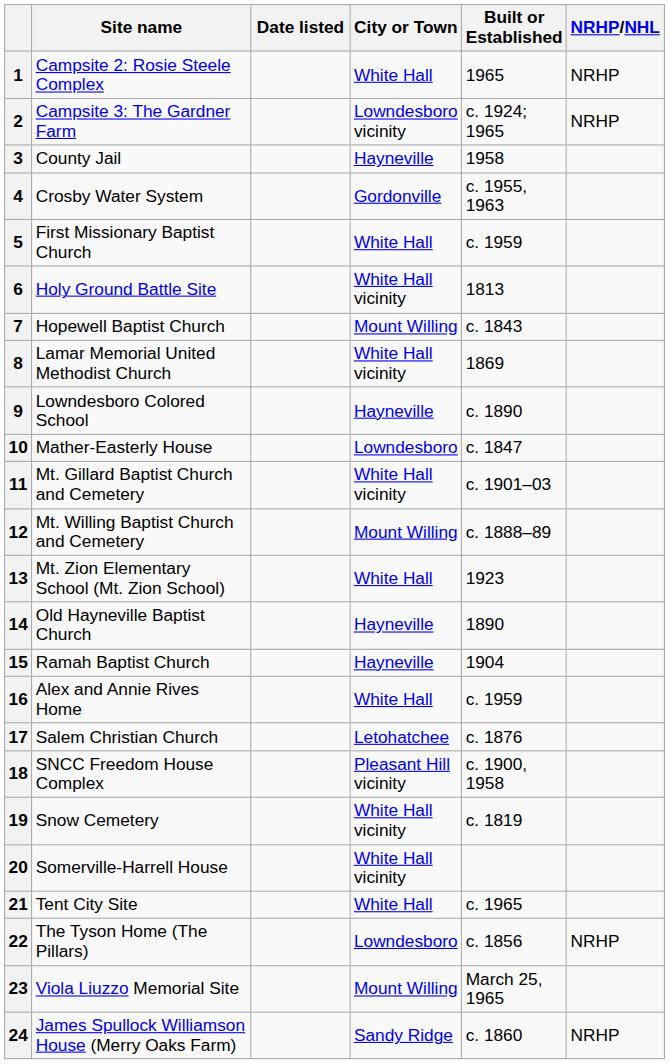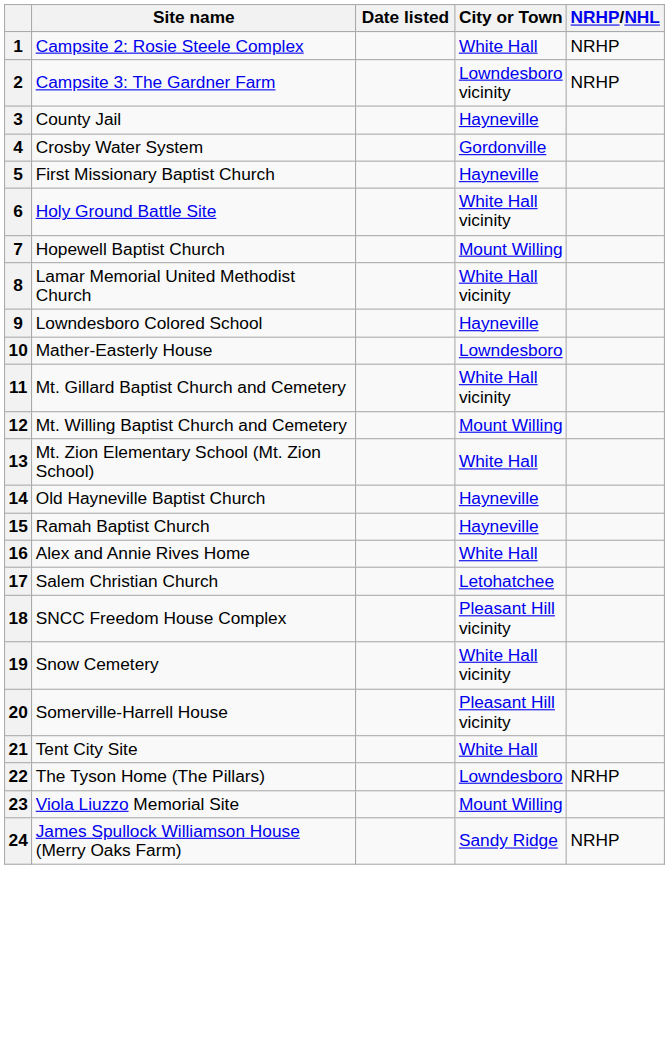- column: (514, 27)
(393, 242) White Hall -> (499, 174) Hayneville
(393, 867) White Hall vicinity -> (507, 712) Pleasant Hill vicinity
